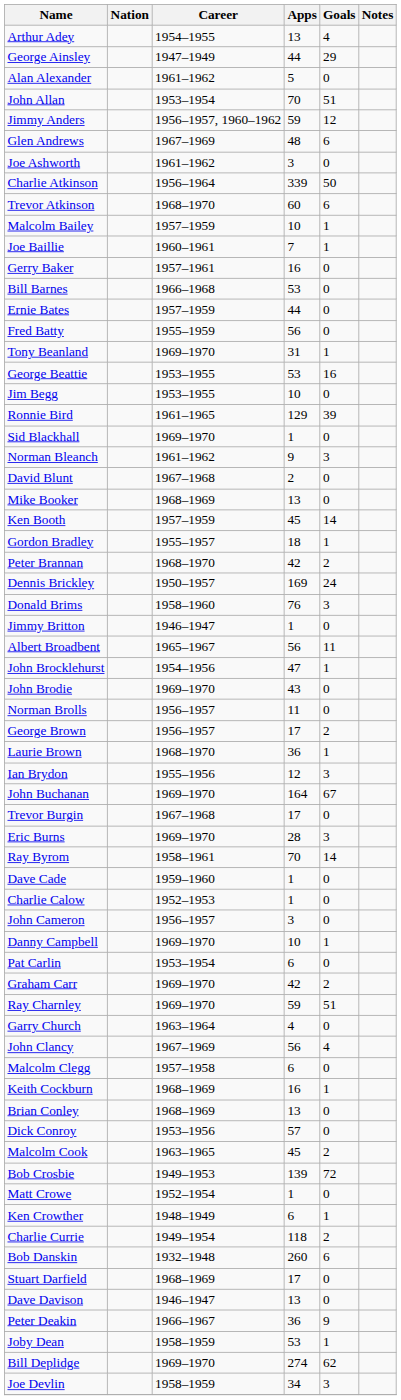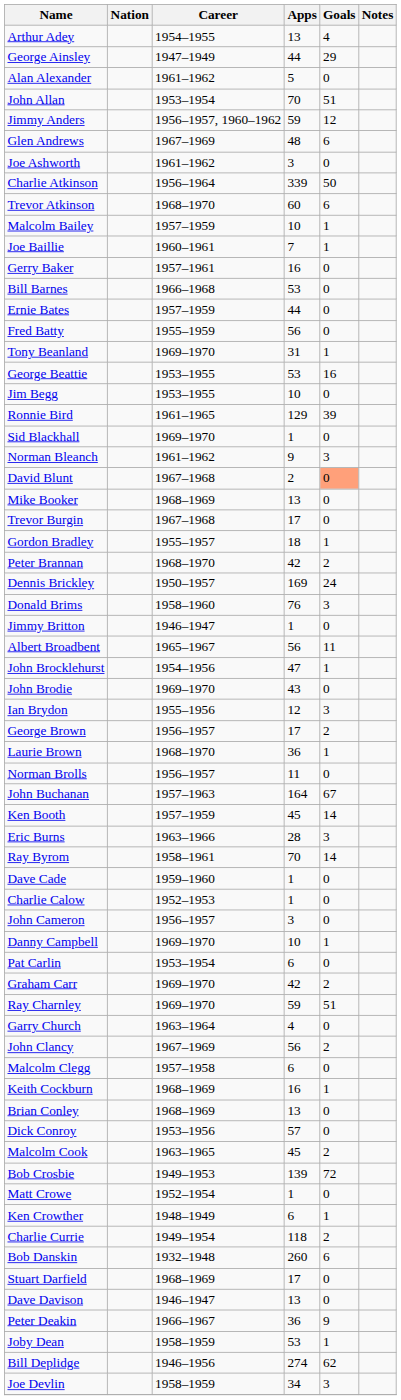(326, 478) no background -> (326, 478) lightsalmon background
rows swapped: (36, 520) <-> (45, 815)
rows swapped: (47, 710) <-> (38, 773)
(185, 794) 1969–1970 -> (185, 794) 1957–1963
(185, 836) 1969–1970 -> (185, 836) 1963–1966
(326, 1047) 4 -> (326, 1047) 2
(185, 1362) 1969–1970 -> (185, 1362) 1946–1956
